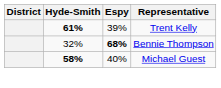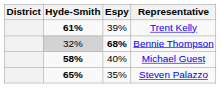(73, 43) no background -> (73, 43) lightgrey background
+ row: (173, 75)
